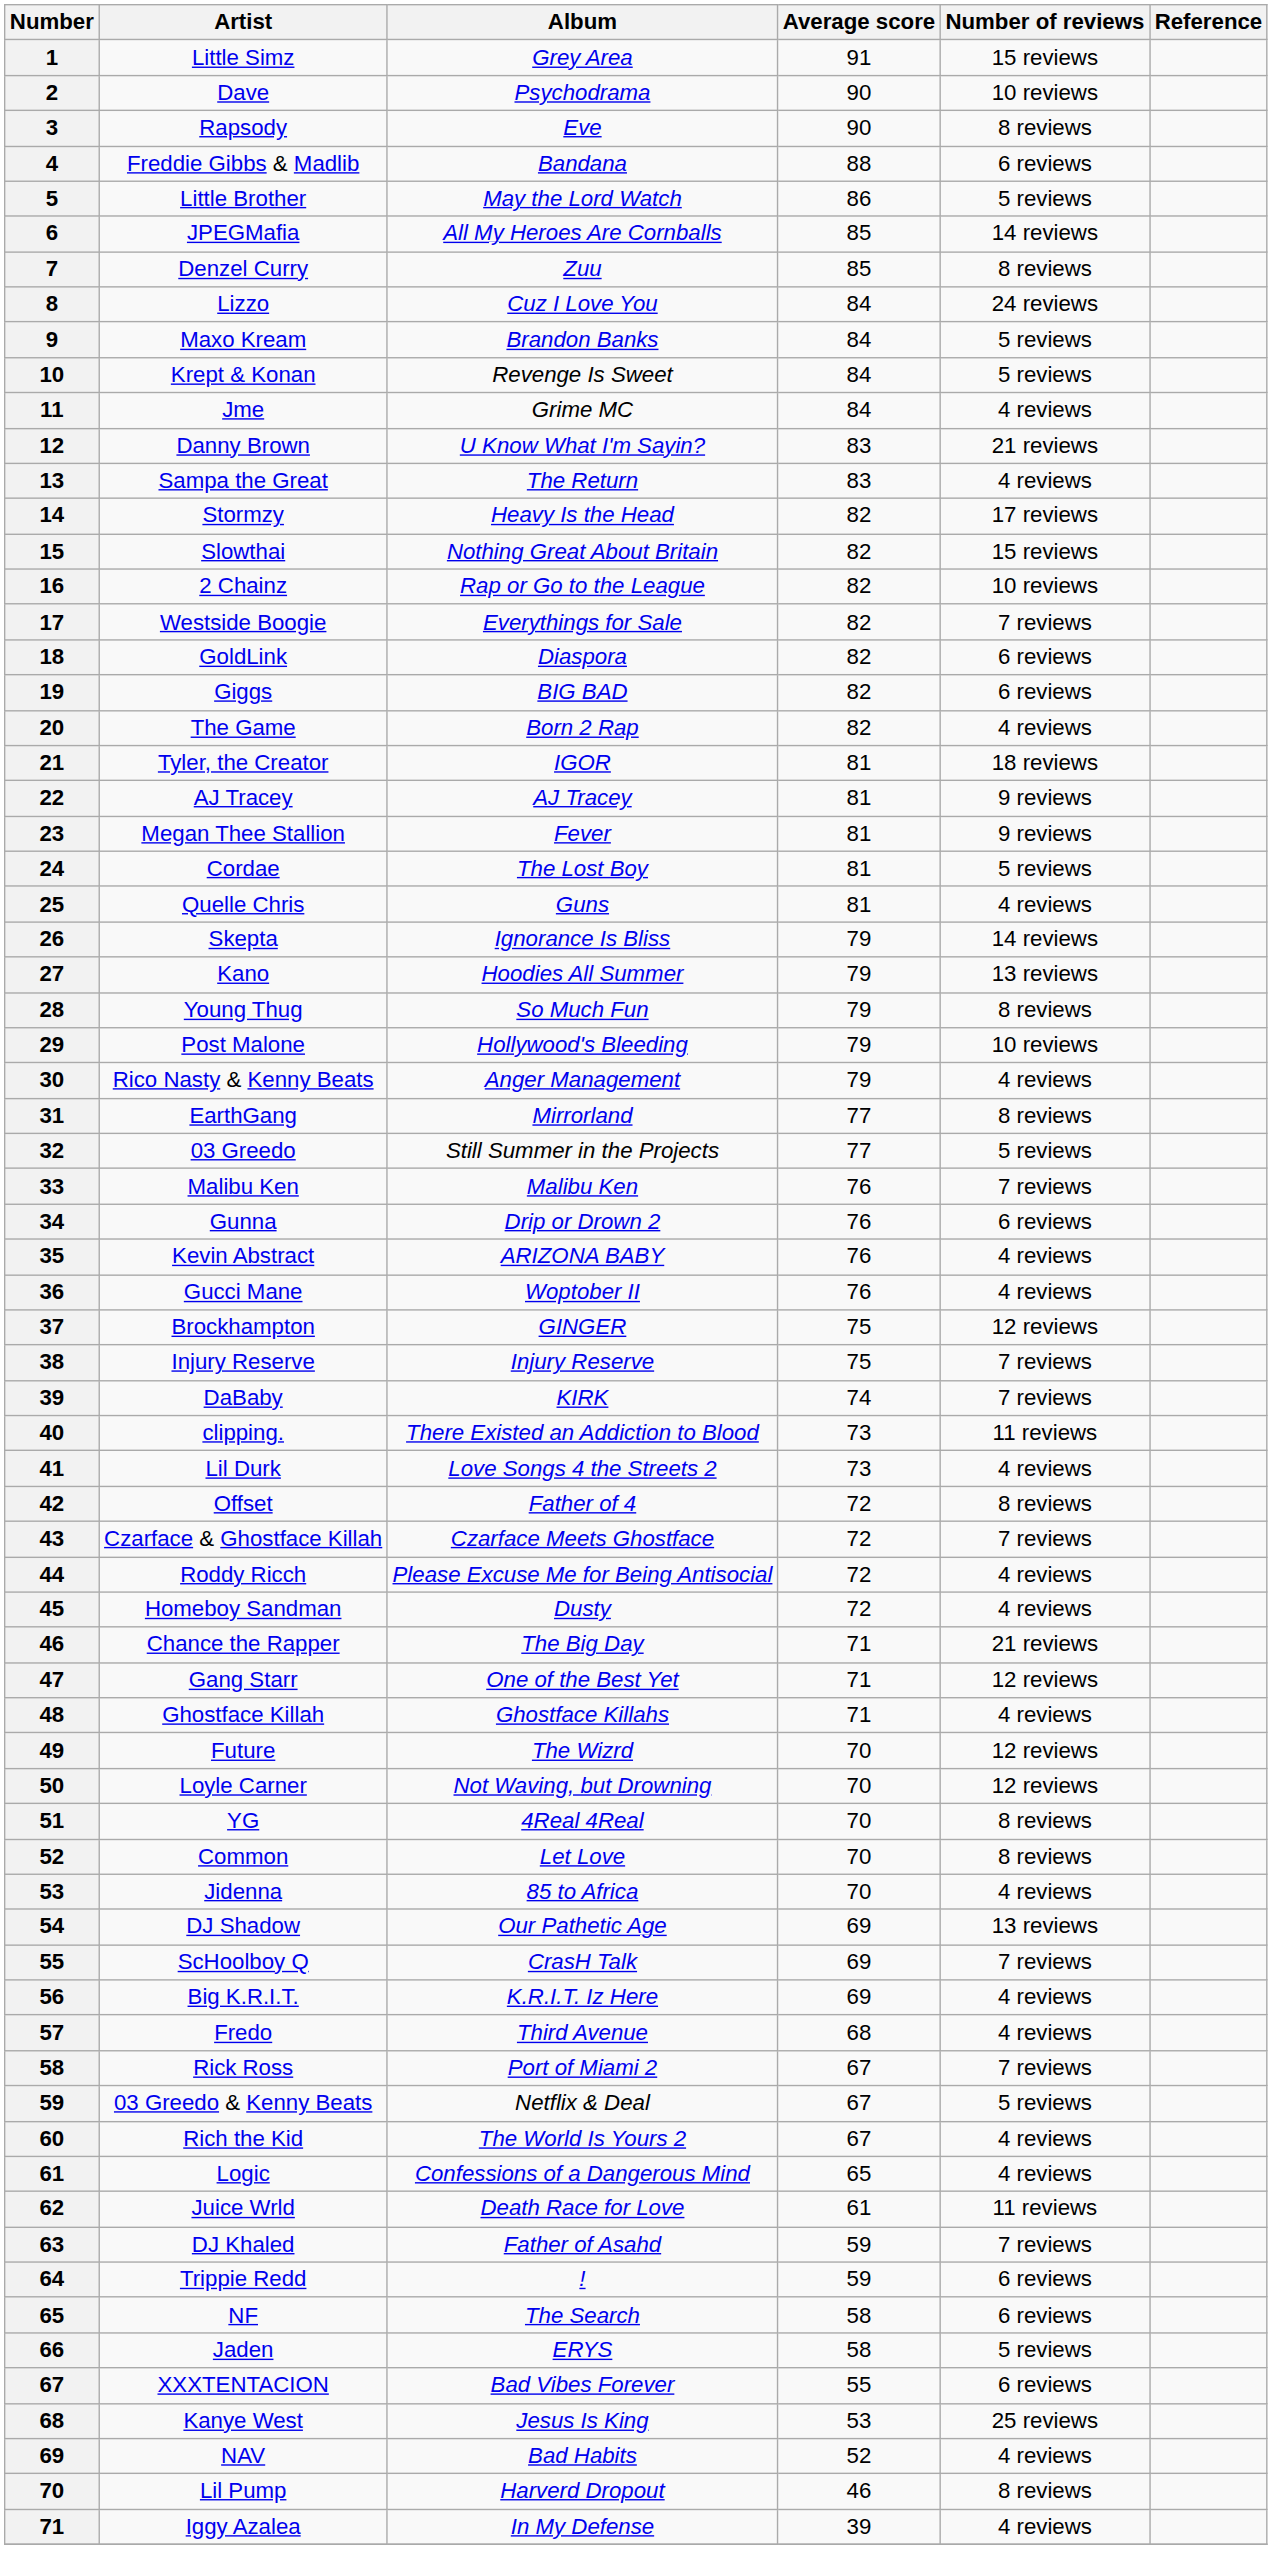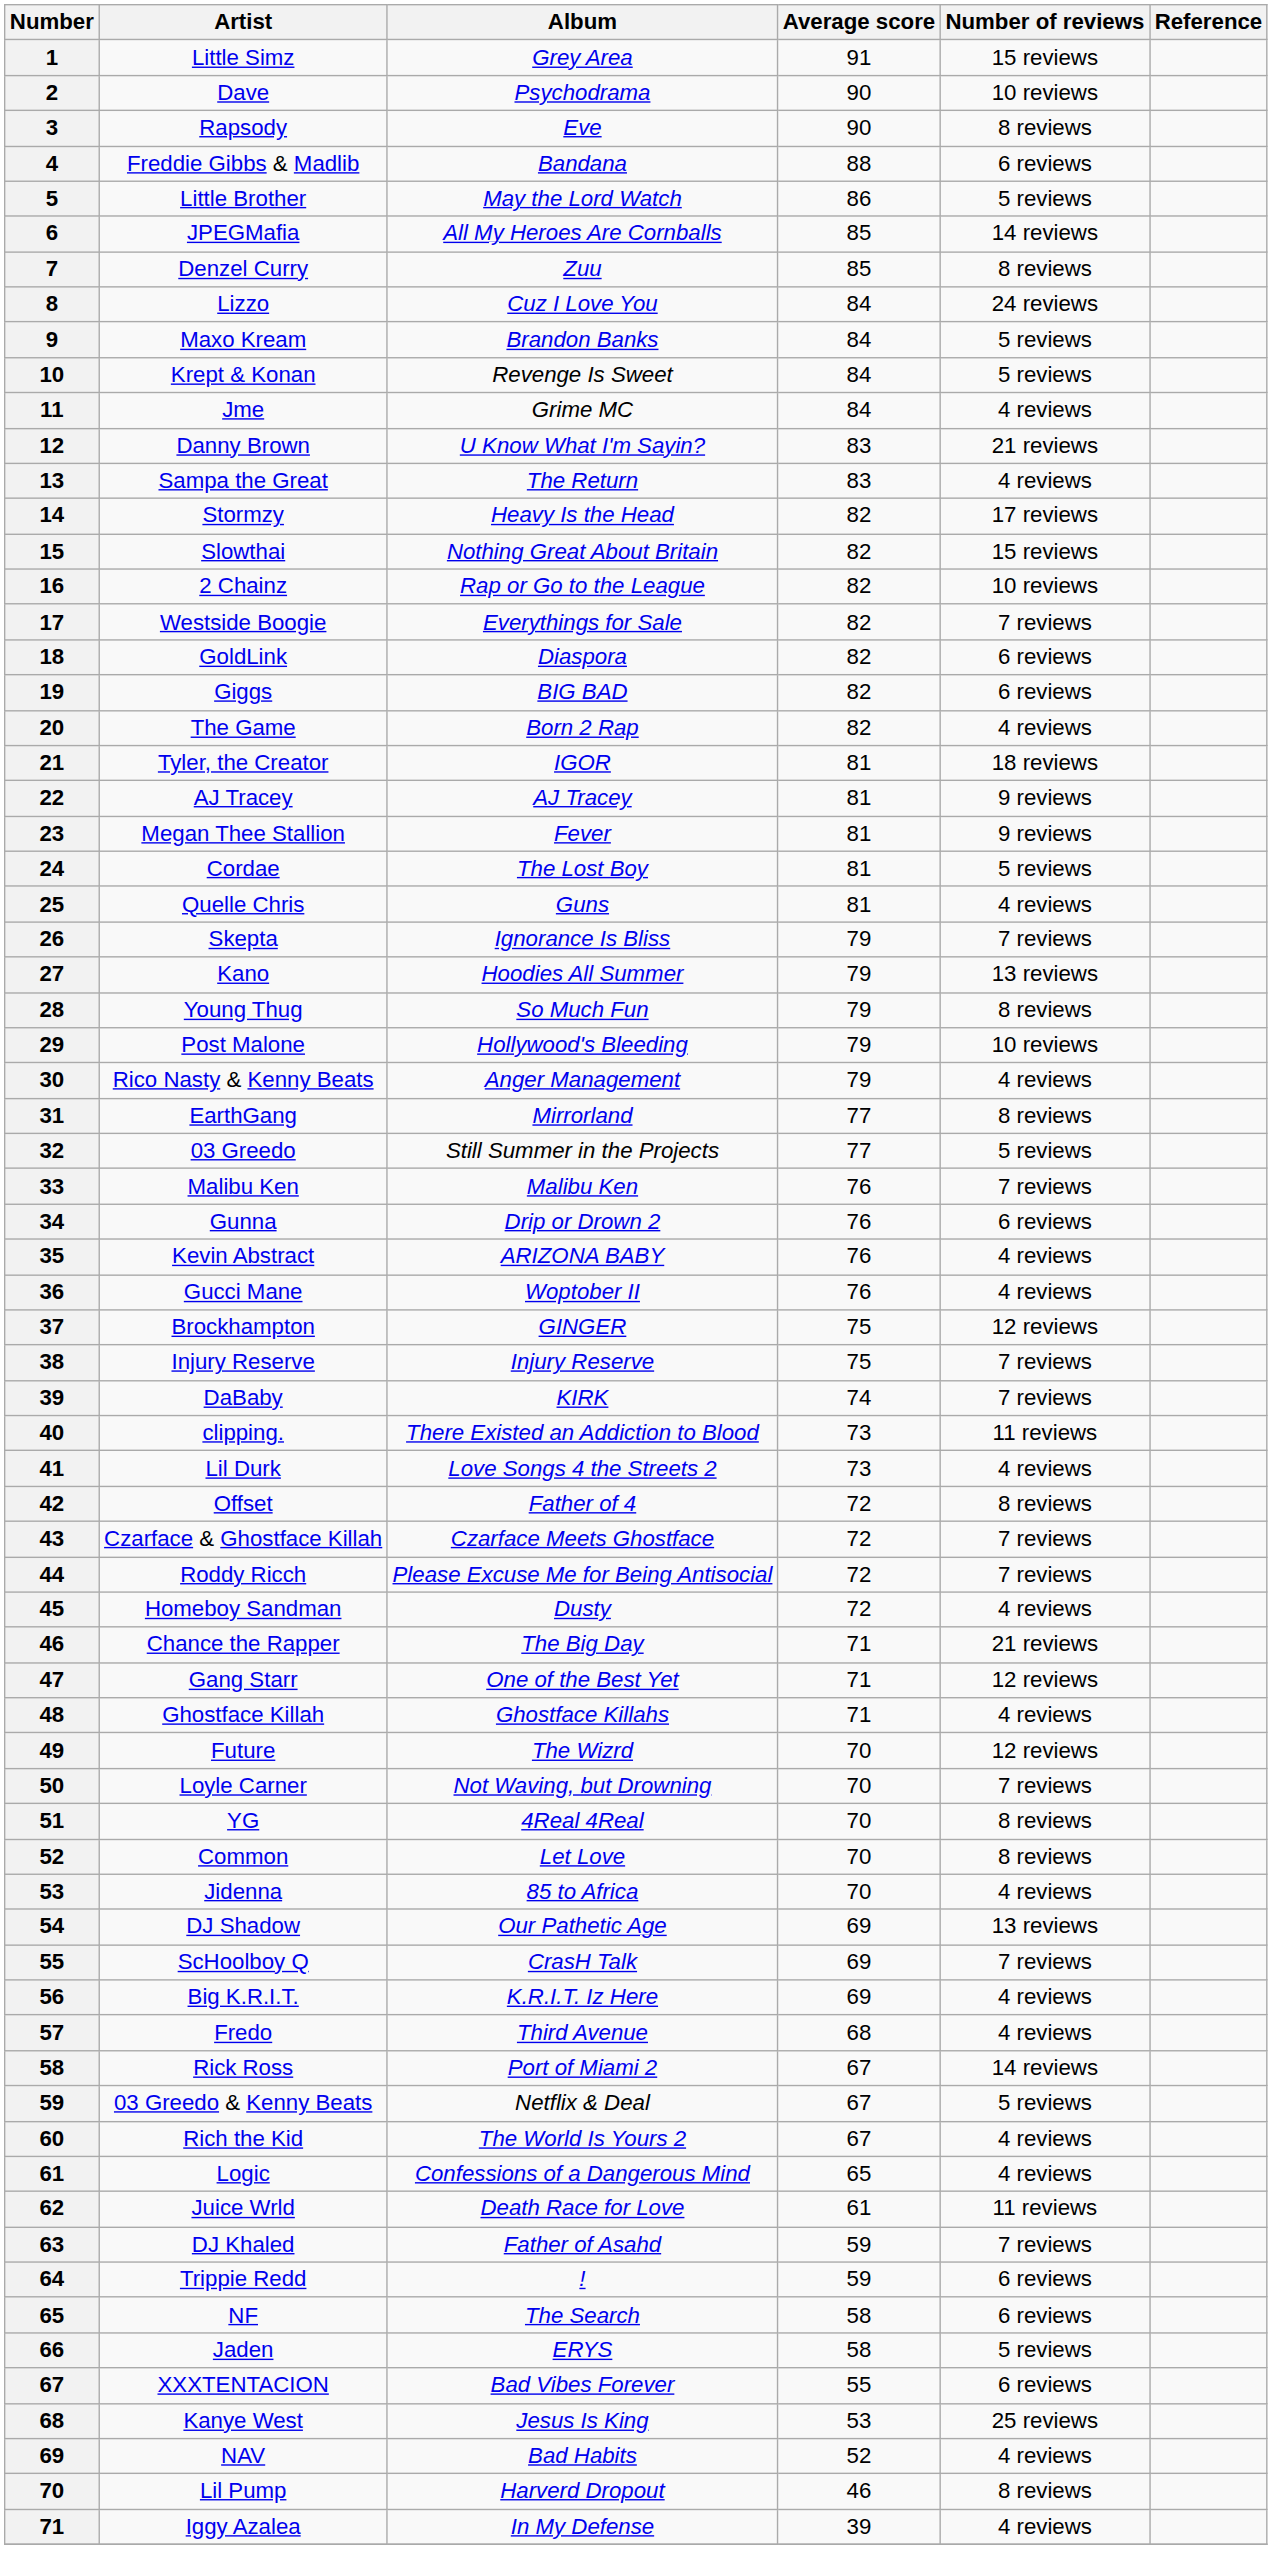(1045, 939) 14 reviews -> (1045, 939) 7 reviews
(1045, 1574) 4 reviews -> (1045, 1574) 7 reviews
(1045, 1785) 12 reviews -> (1045, 1785) 7 reviews
(1045, 2067) 7 reviews -> (1045, 2067) 14 reviews
